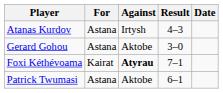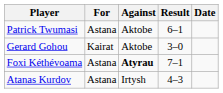rows swapped: (39, 29) <-> (42, 79)
(102, 46) Astana -> (100, 46) Kairat
(100, 63) Kairat -> (102, 63) Astana
